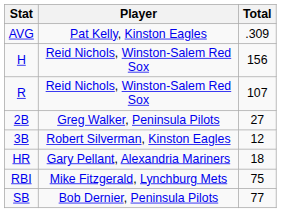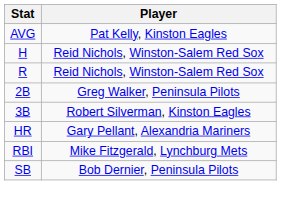- column: (257, 14)
